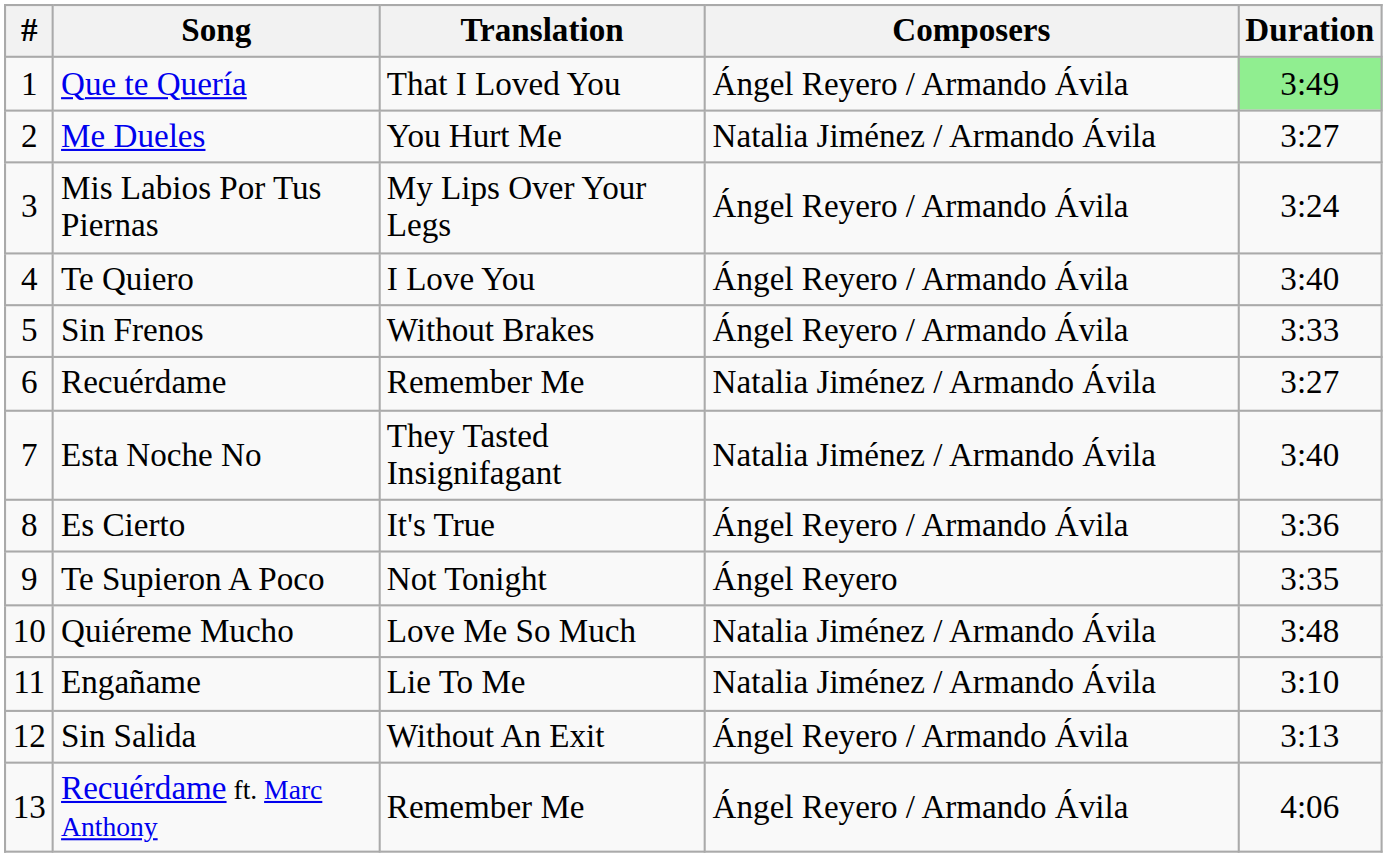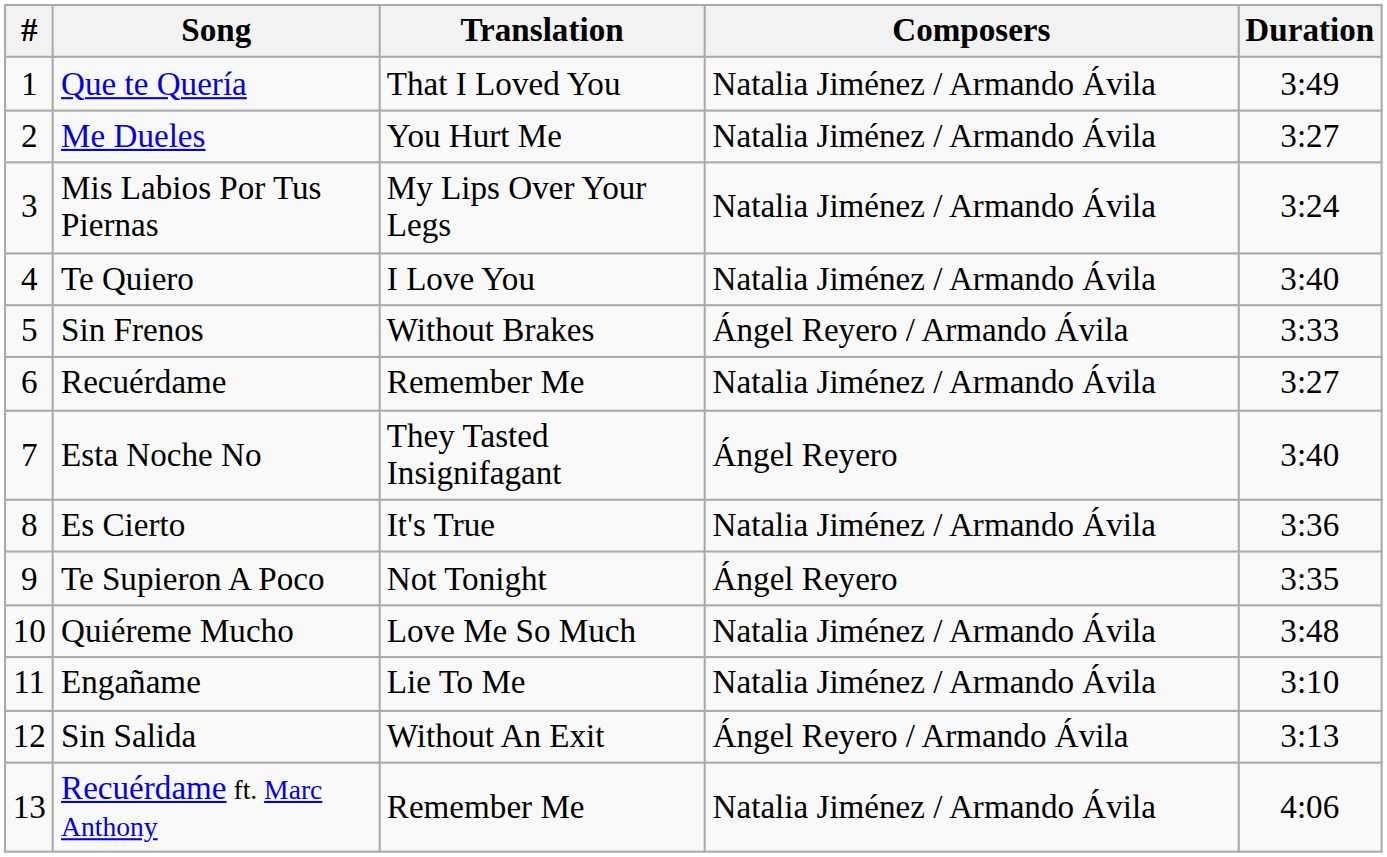(920, 83) Ángel Reyero / Armando Ávila -> (934, 83) Natalia Jiménez / Armando Ávila
(1310, 83) lightgreen background -> (1310, 83) no background
(920, 206) Ángel Reyero / Armando Ávila -> (934, 206) Natalia Jiménez / Armando Ávila
(920, 278) Ángel Reyero / Armando Ávila -> (934, 278) Natalia Jiménez / Armando Ávila
(934, 454) Natalia Jiménez / Armando Ávila -> (805, 454) Ángel Reyero
(920, 525) Ángel Reyero / Armando Ávila -> (934, 525) Natalia Jiménez / Armando Ávila
(920, 806) Ángel Reyero / Armando Ávila -> (934, 806) Natalia Jiménez / Armando Ávila
